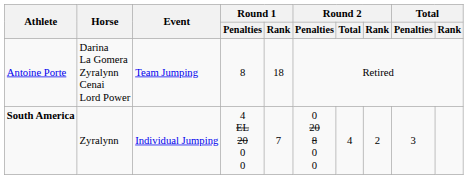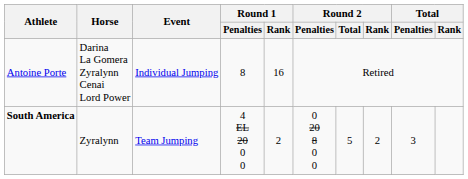(167, 73) Team Jumping -> (177, 73) Individual Jumping
(279, 73) 18 -> (279, 73) 16
(177, 140) Individual Jumping -> (167, 140) Team Jumping
(279, 140) 7 -> (279, 140) 2
(350, 140) 4 -> (350, 140) 5
